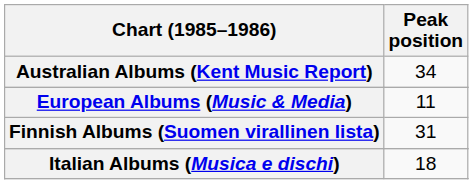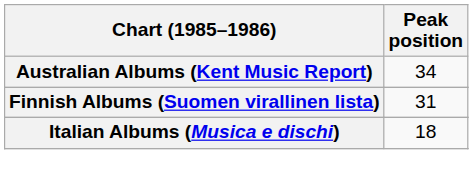- row: (194, 102)
